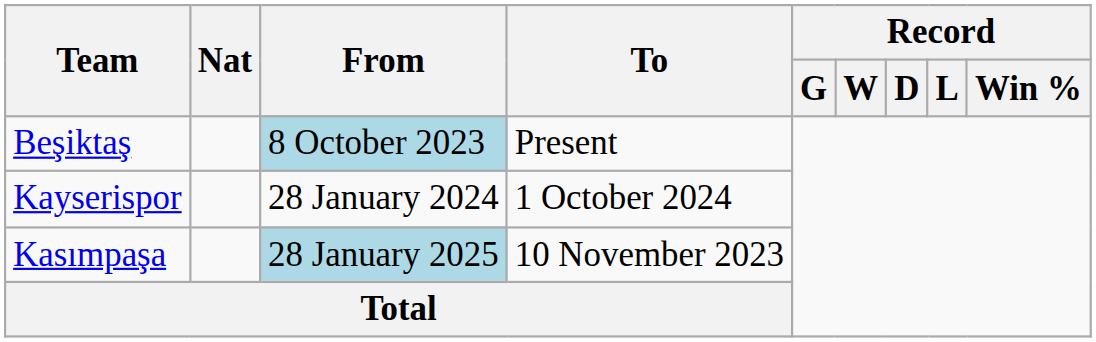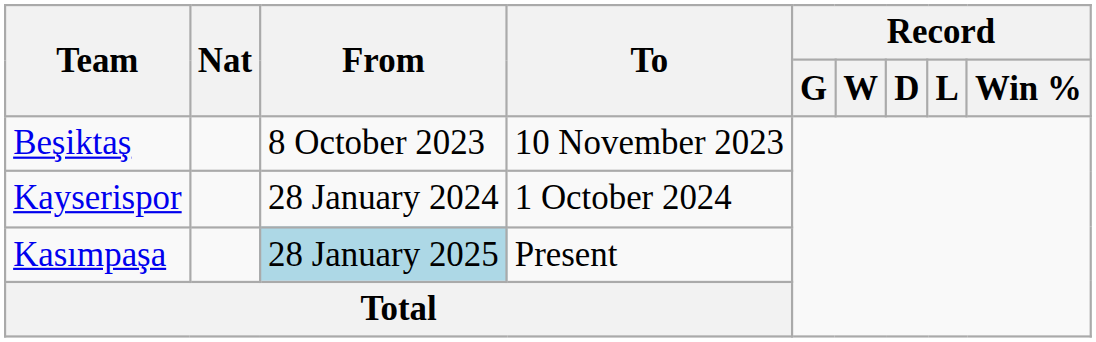(377, 142) lightblue background -> (377, 142) no background
(566, 142) Present -> (649, 142) 10 November 2023
(649, 253) 10 November 2023 -> (566, 253) Present
